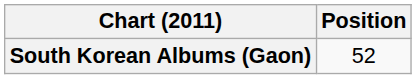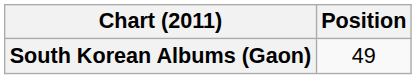(364, 55) 52 -> (364, 55) 49
